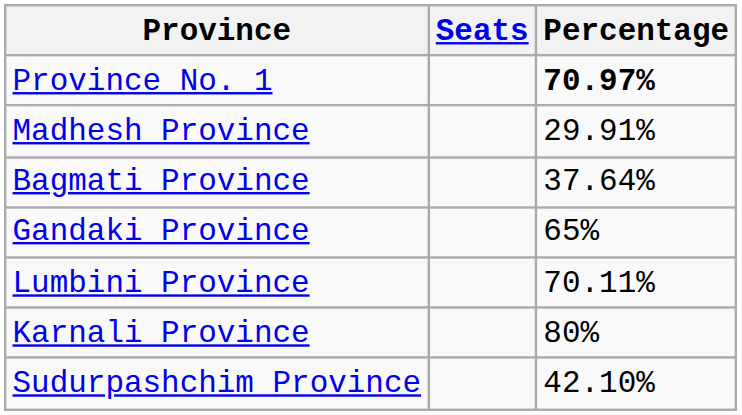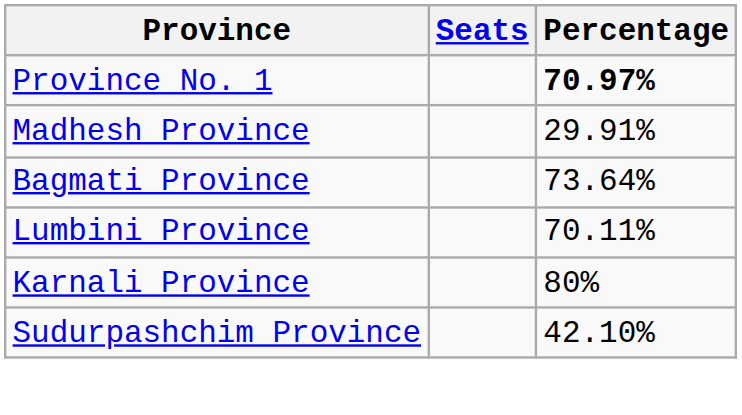(599, 182) 37.64% -> (599, 182) 73.64%
- row: (161, 232)
